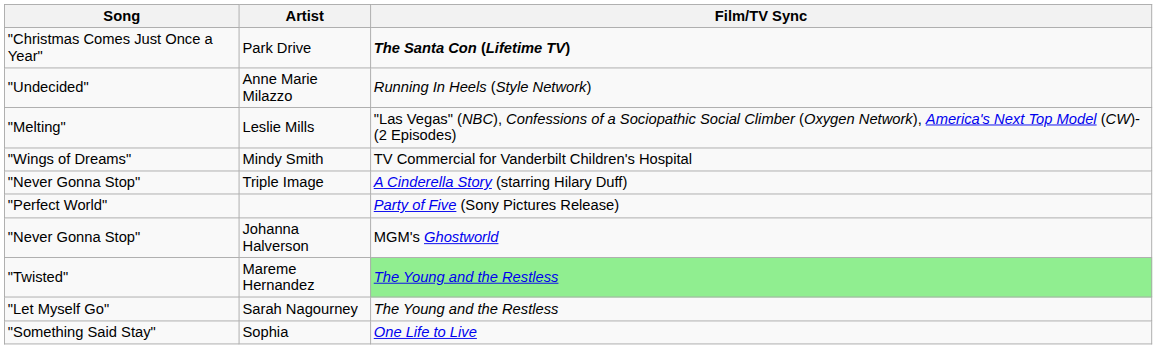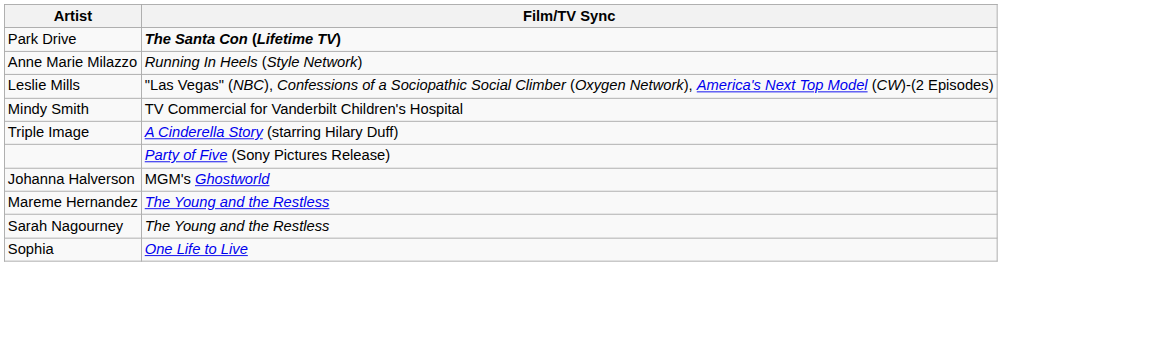- column: (122, 16)
(466, 277) lightgreen background -> (237, 202) no background
